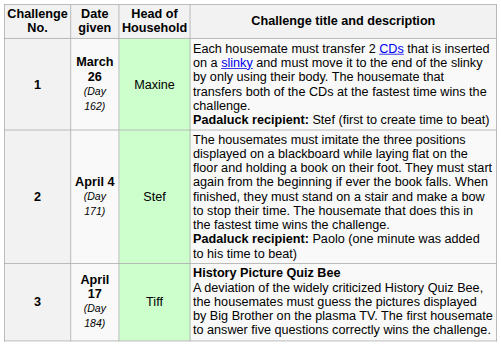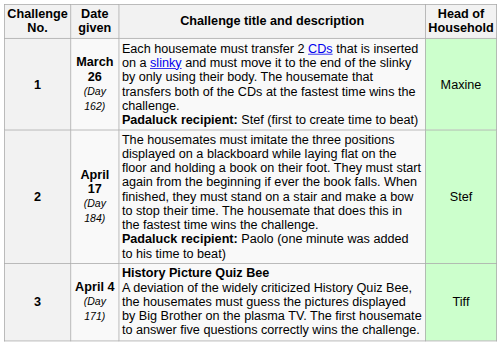columns swapped: (343, 21) <-> (155, 21)
(95, 196) April 4 (Day 171) -> (95, 196) April 17 (Day 184)
(95, 301) April 17 (Day 184) -> (95, 301) April 4 (Day 171)
